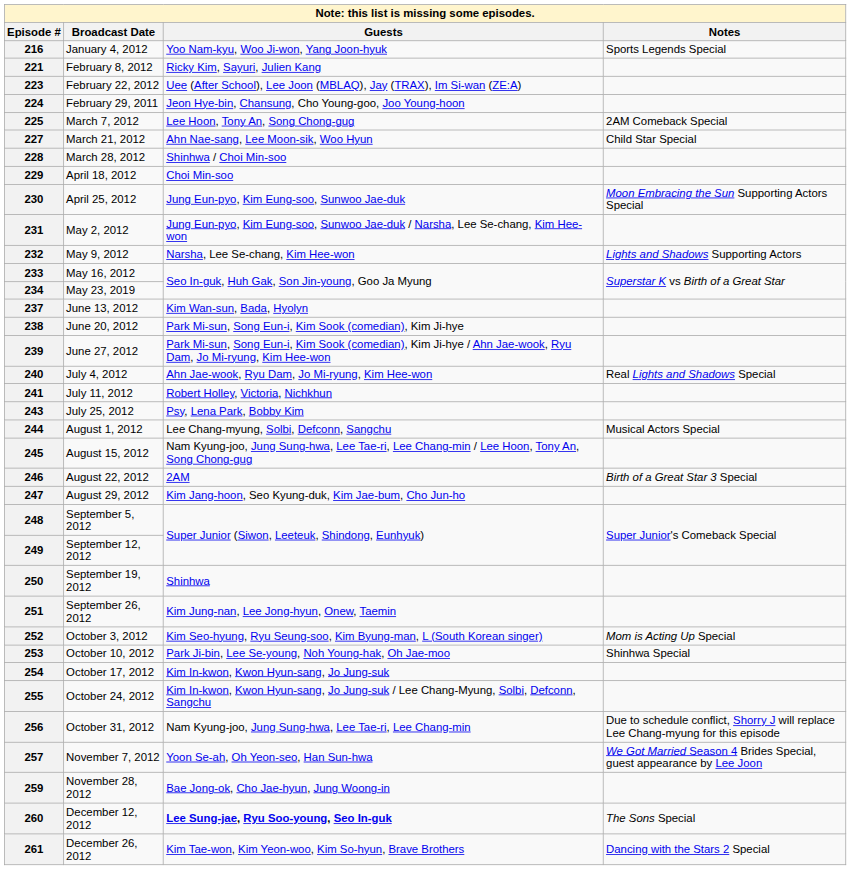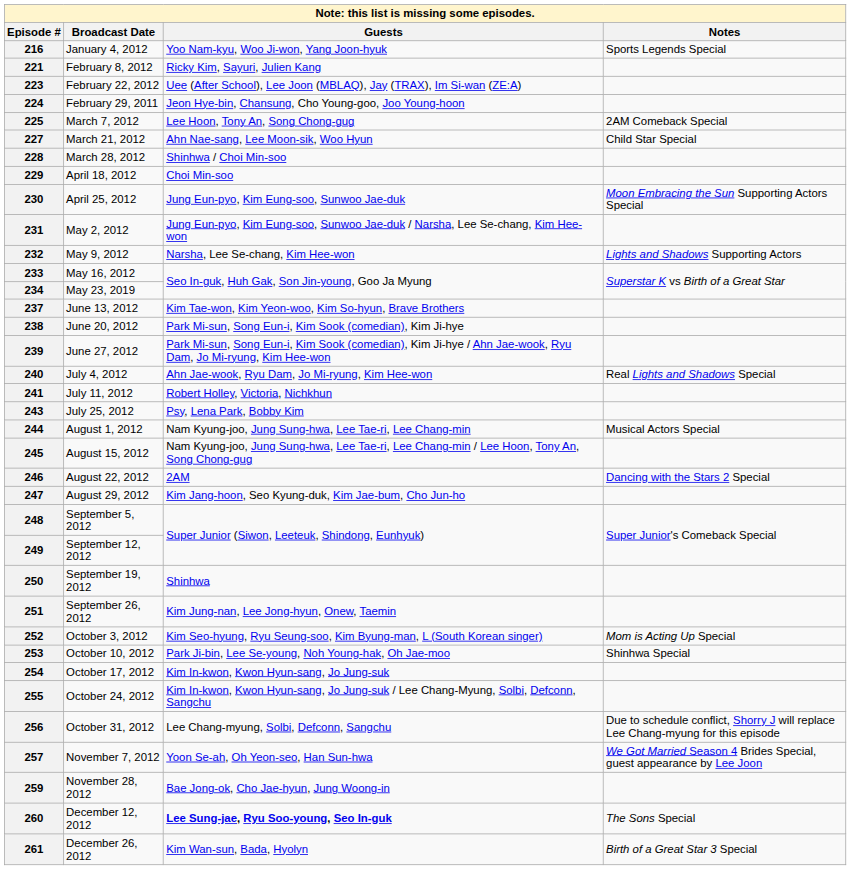(237, 309) Kim Wan-sun, Bada, Hyolyn -> (315, 309) Kim Tae-won, Kim Yeon-woo, Kim So-hyun, Brave Brothers
(279, 429) Lee Chang-myung, Solbi, Defconn, Sangchu -> (318, 429) Nam Kyung-joo, Jung Sung-hwa, Lee Tae-ri, Lee Chang-min
(682, 478) Birth of a Great Star 3 Special -> (688, 478) Dancing with the Stars 2 Special
(318, 727) Nam Kyung-joo, Jung Sung-hwa, Lee Tae-ri, Lee Chang-min -> (279, 727) Lee Chang-myung, Solbi, Defconn, Sangchu
(315, 849) Kim Tae-won, Kim Yeon-woo, Kim So-hyun, Brave Brothers -> (237, 849) Kim Wan-sun, Bada, Hyolyn
(688, 849) Dancing with the Stars 2 Special -> (682, 849) Birth of a Great Star 3 Special
